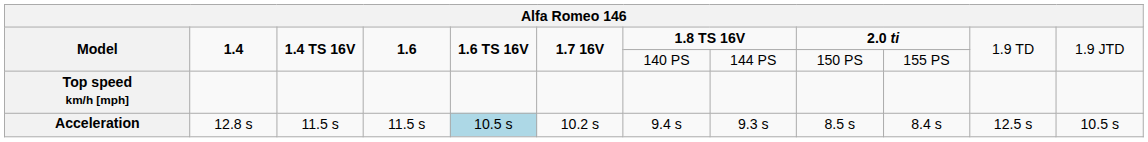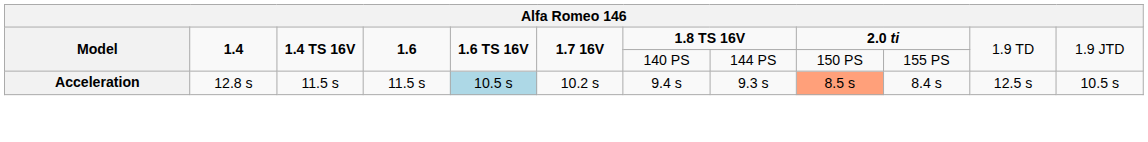- row: (97, 91)
(840, 125) no background -> (840, 84) lightsalmon background
